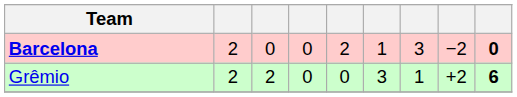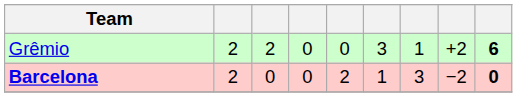rows swapped: (39, 77) <-> (53, 48)
